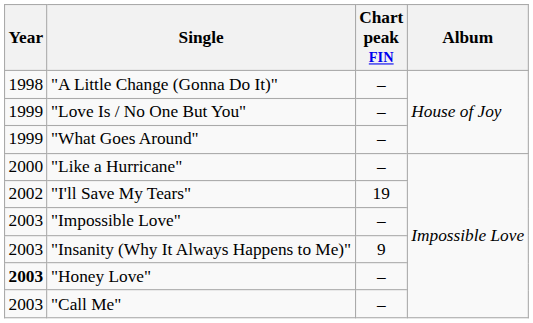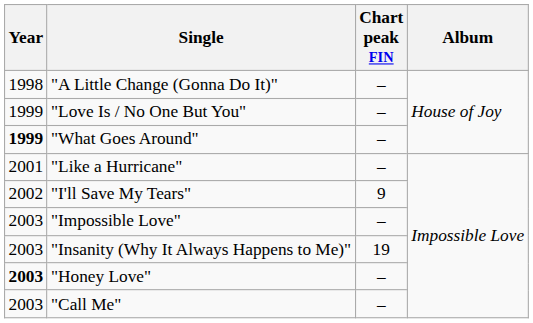(26, 139) normal -> (26, 139) bold
(26, 166) 2000 -> (26, 166) 2001
(381, 194) 19 -> (381, 194) 9
(381, 248) 9 -> (381, 248) 19
